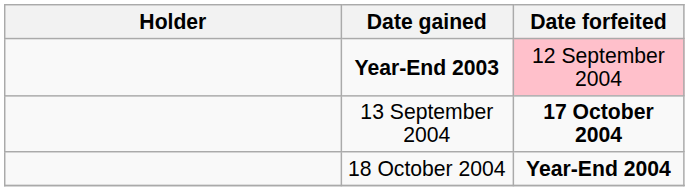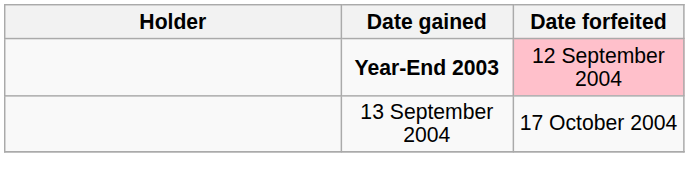(598, 124) bold -> (598, 124) normal
- row: (427, 169)
